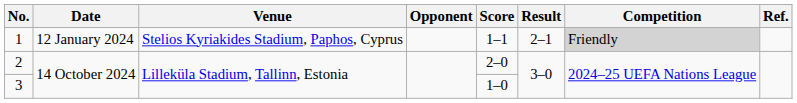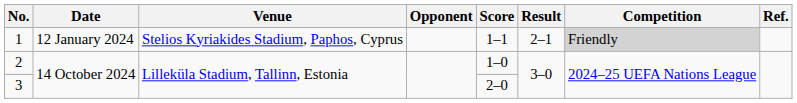(497, 62) 2–0 -> (497, 62) 1–0
(497, 86) 1–0 -> (497, 86) 2–0
